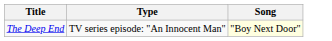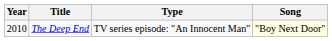+ column: (17, 12)
